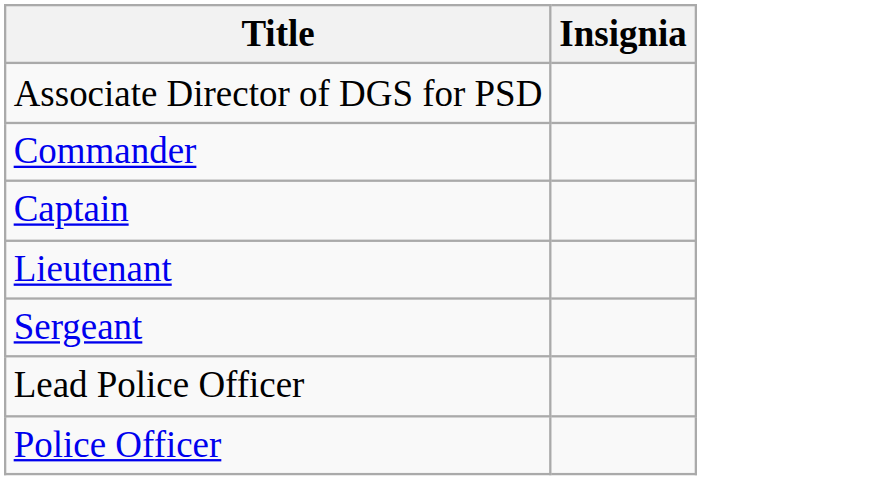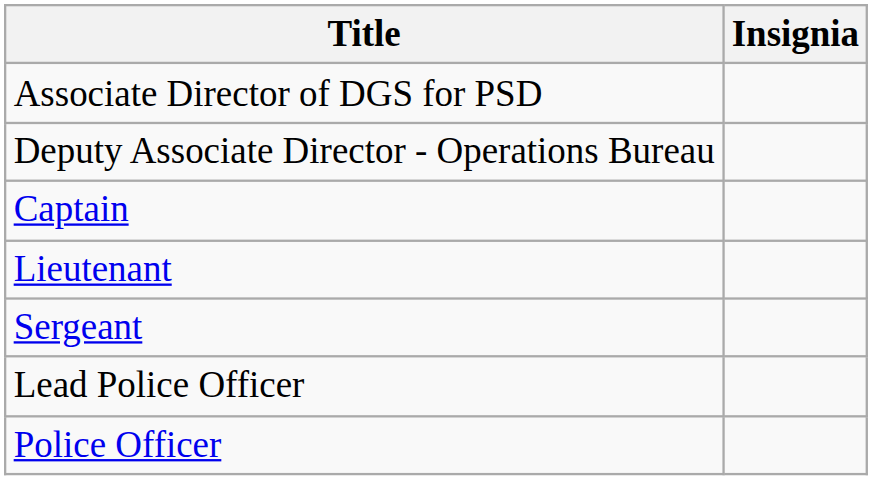+ row: (364, 151)
- row: (105, 151)
